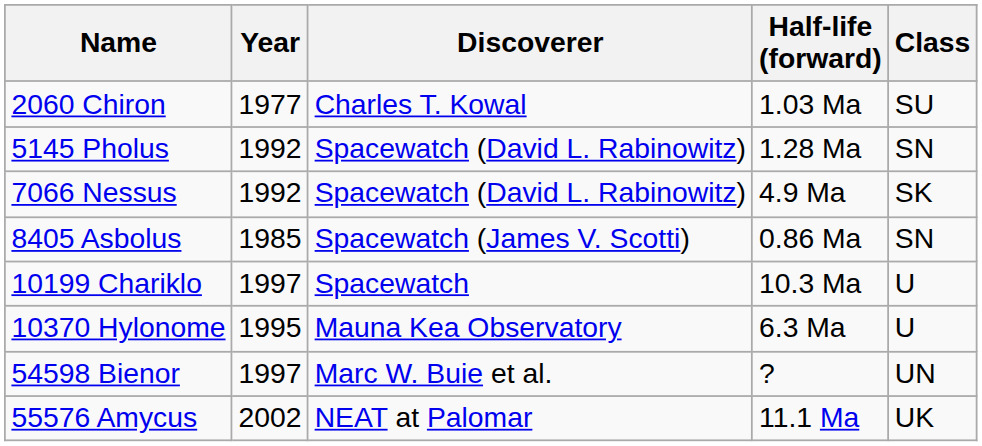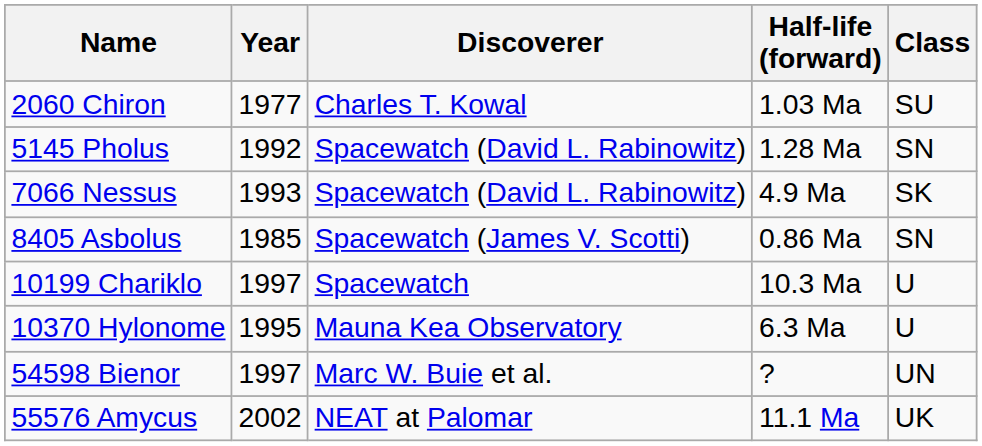(270, 193) 1992 -> (270, 193) 1993
